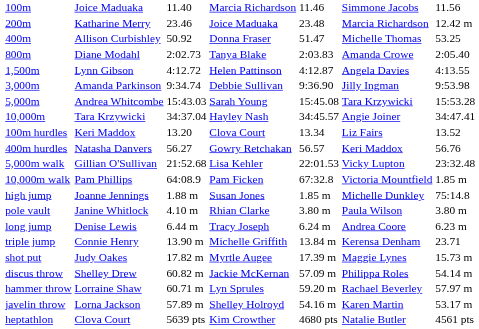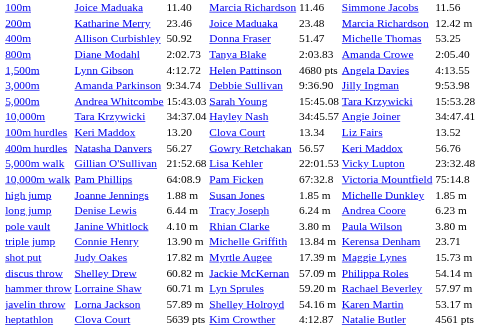(316, 70) 4:12.87 -> (318, 70) 4680 pts
(451, 179) 1.85 m -> (452, 179) 75:14.8
(452, 195) 75:14.8 -> (451, 195) 1.85 m
rows swapped: (28, 210) <-> (28, 226)
(318, 320) 4680 pts -> (316, 320) 4:12.87
